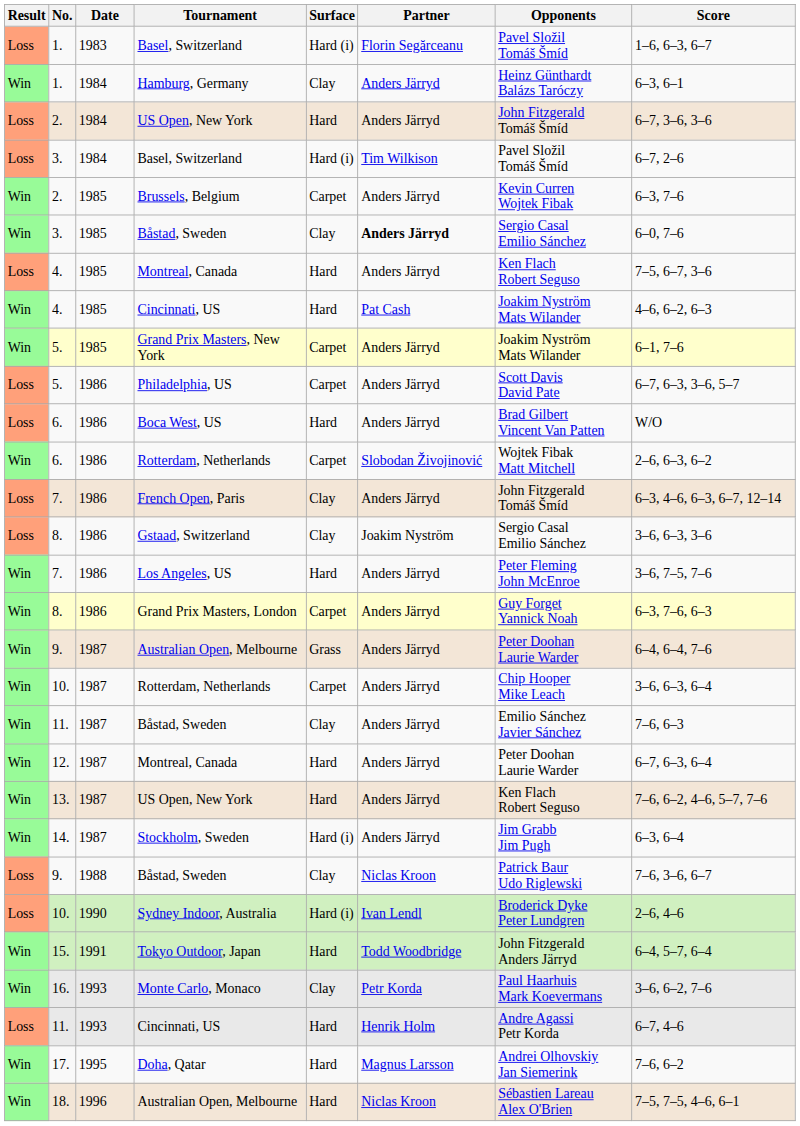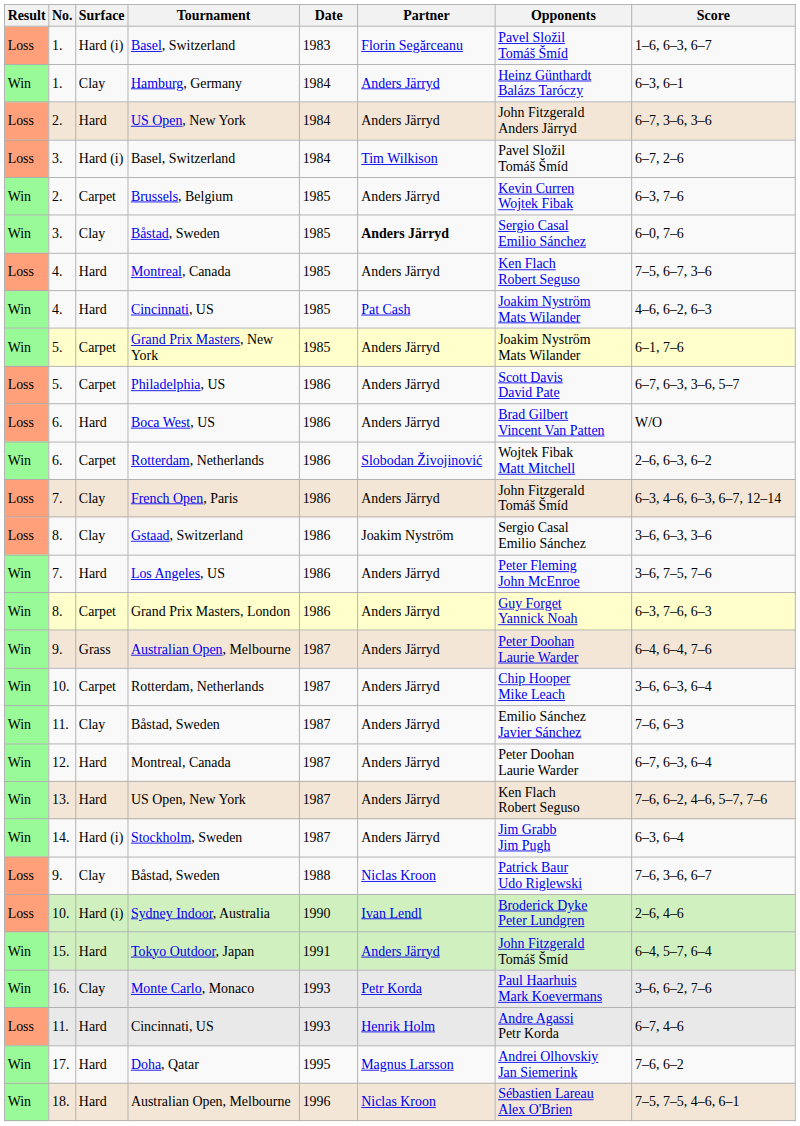columns swapped: (105, 15) <-> (332, 15)
(541, 120) John Fitzgerald Tomáš Šmíd -> (541, 120) John Fitzgerald Anders Järryd
(411, 951) Todd Woodbridge -> (400, 951) Anders Järryd
(541, 951) John Fitzgerald Anders Järryd -> (541, 951) John Fitzgerald Tomáš Šmíd
